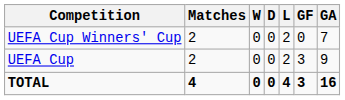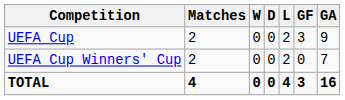rows swapped: (41, 61) <-> (95, 38)
